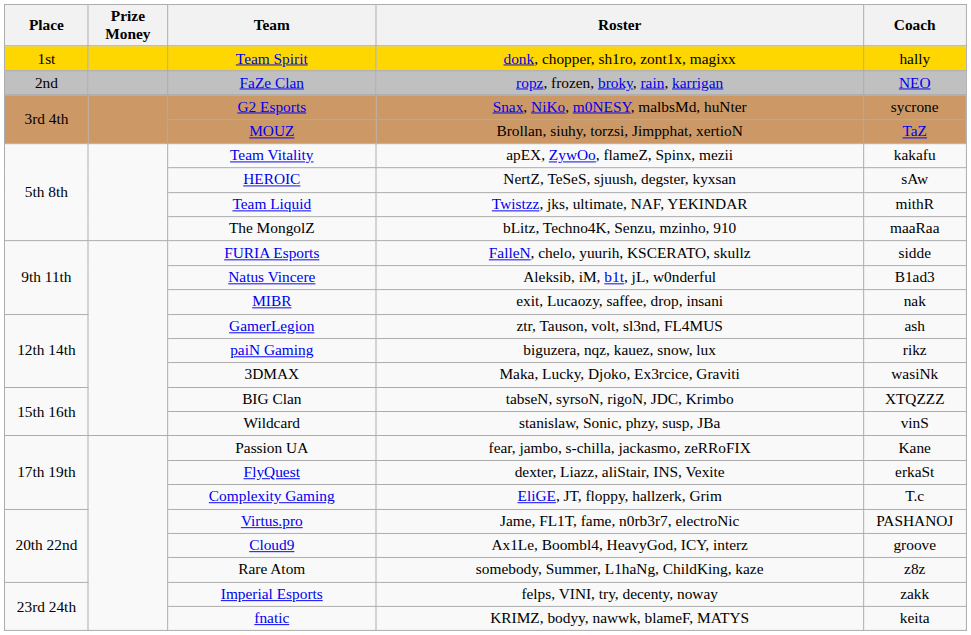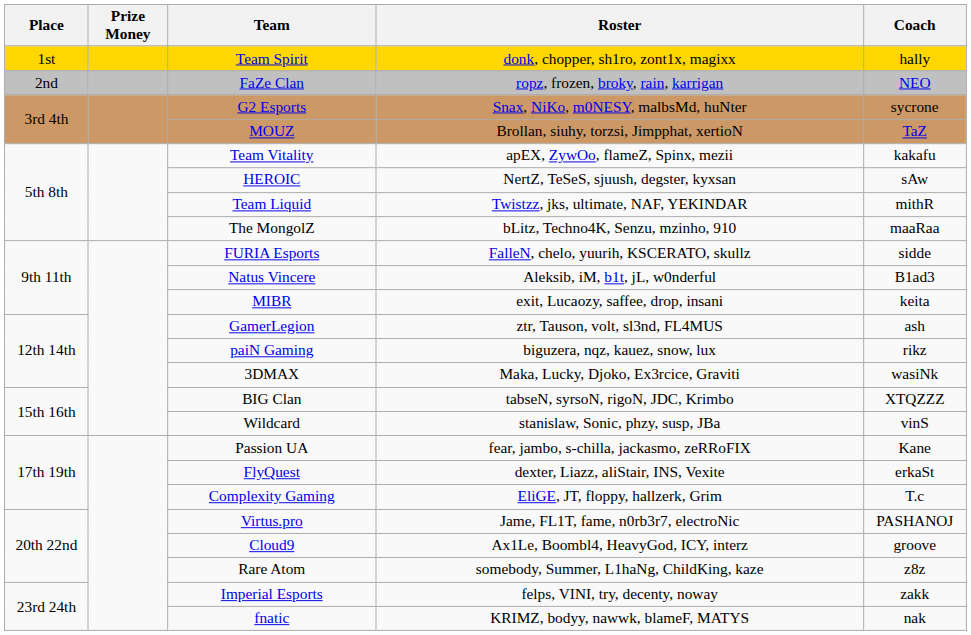(915, 301) nak -> (915, 301) keita
(915, 618) keita -> (915, 618) nak
